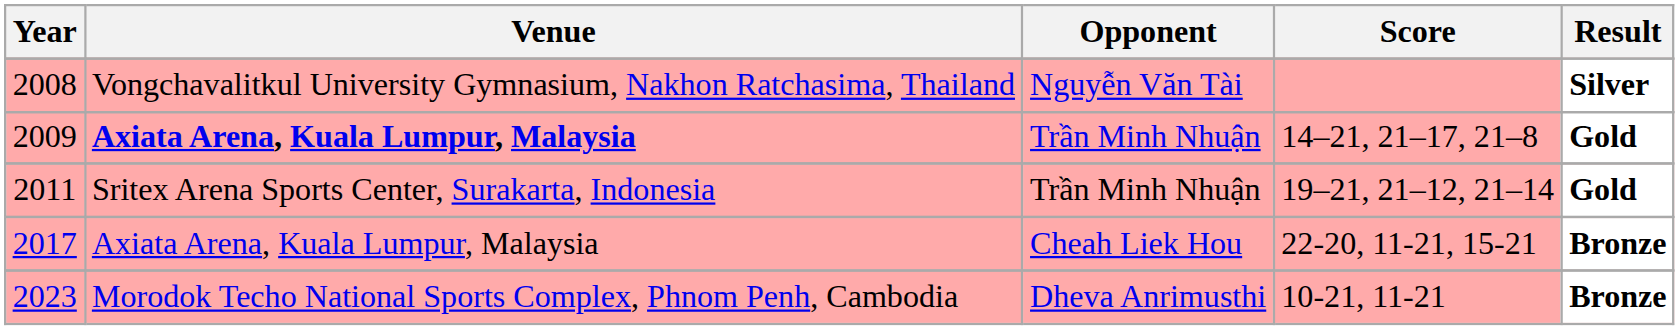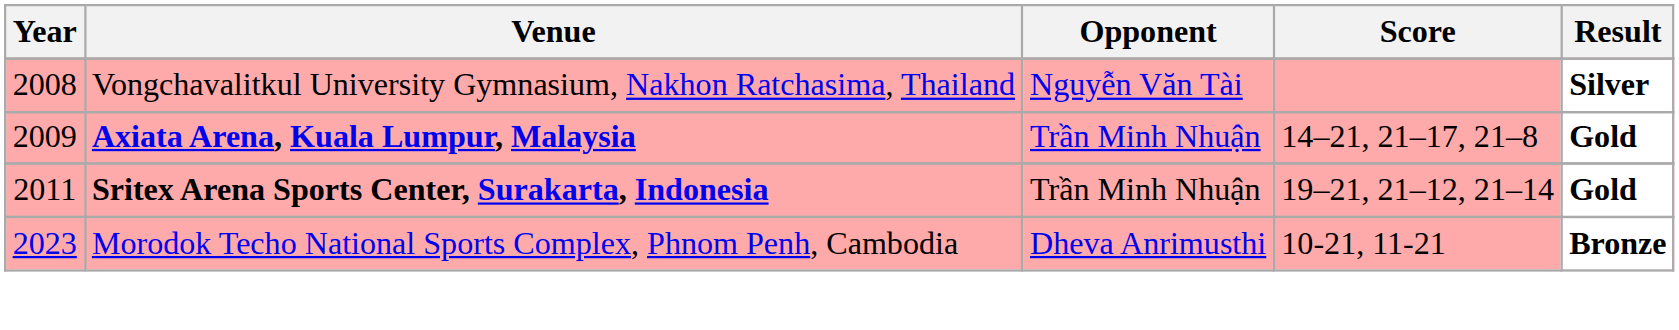(404, 190) normal -> (430, 190) bold
- row: (45, 243)
